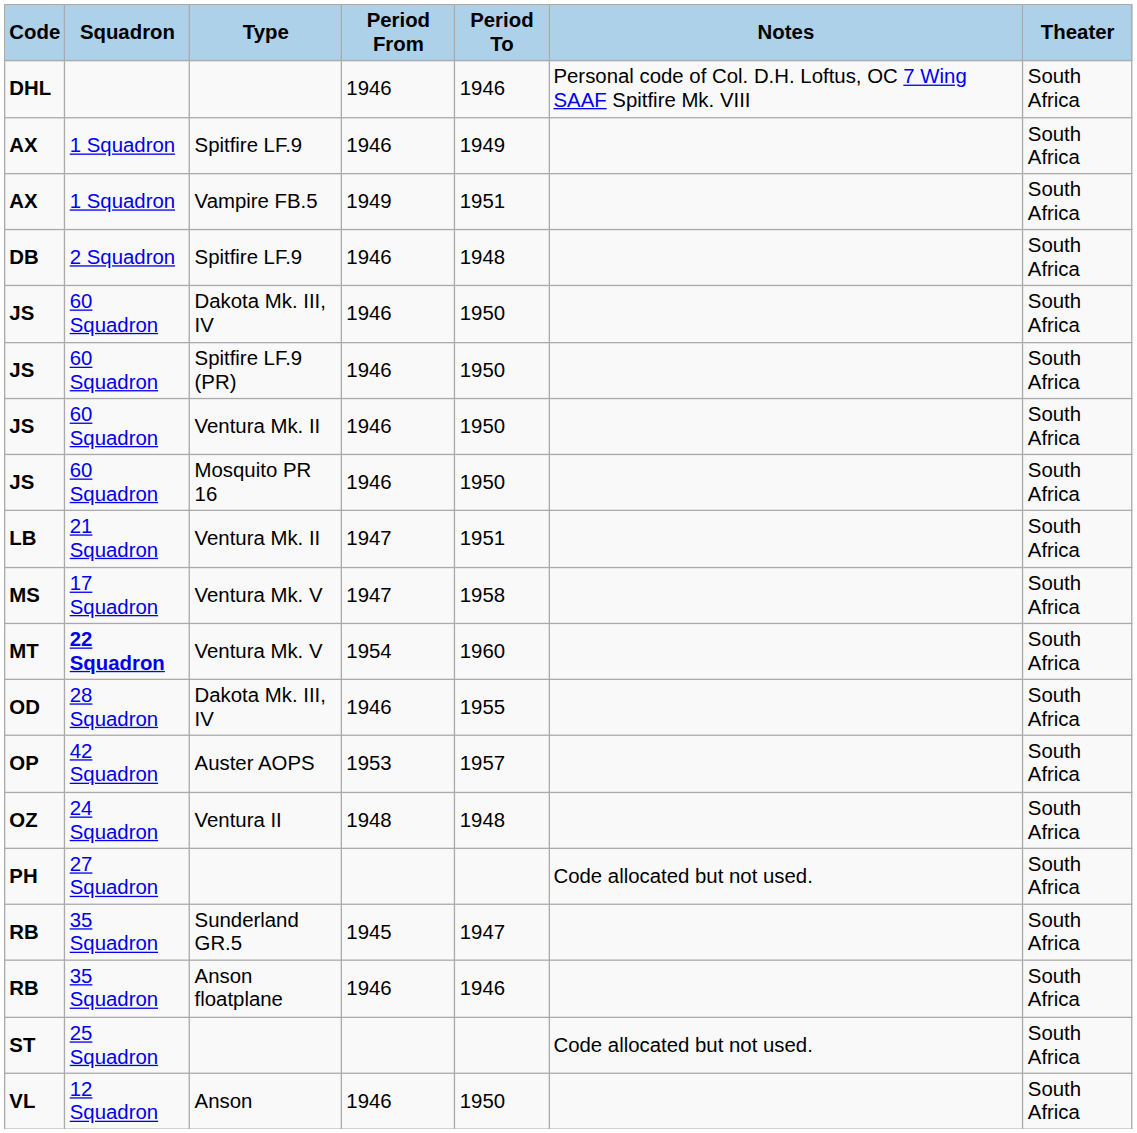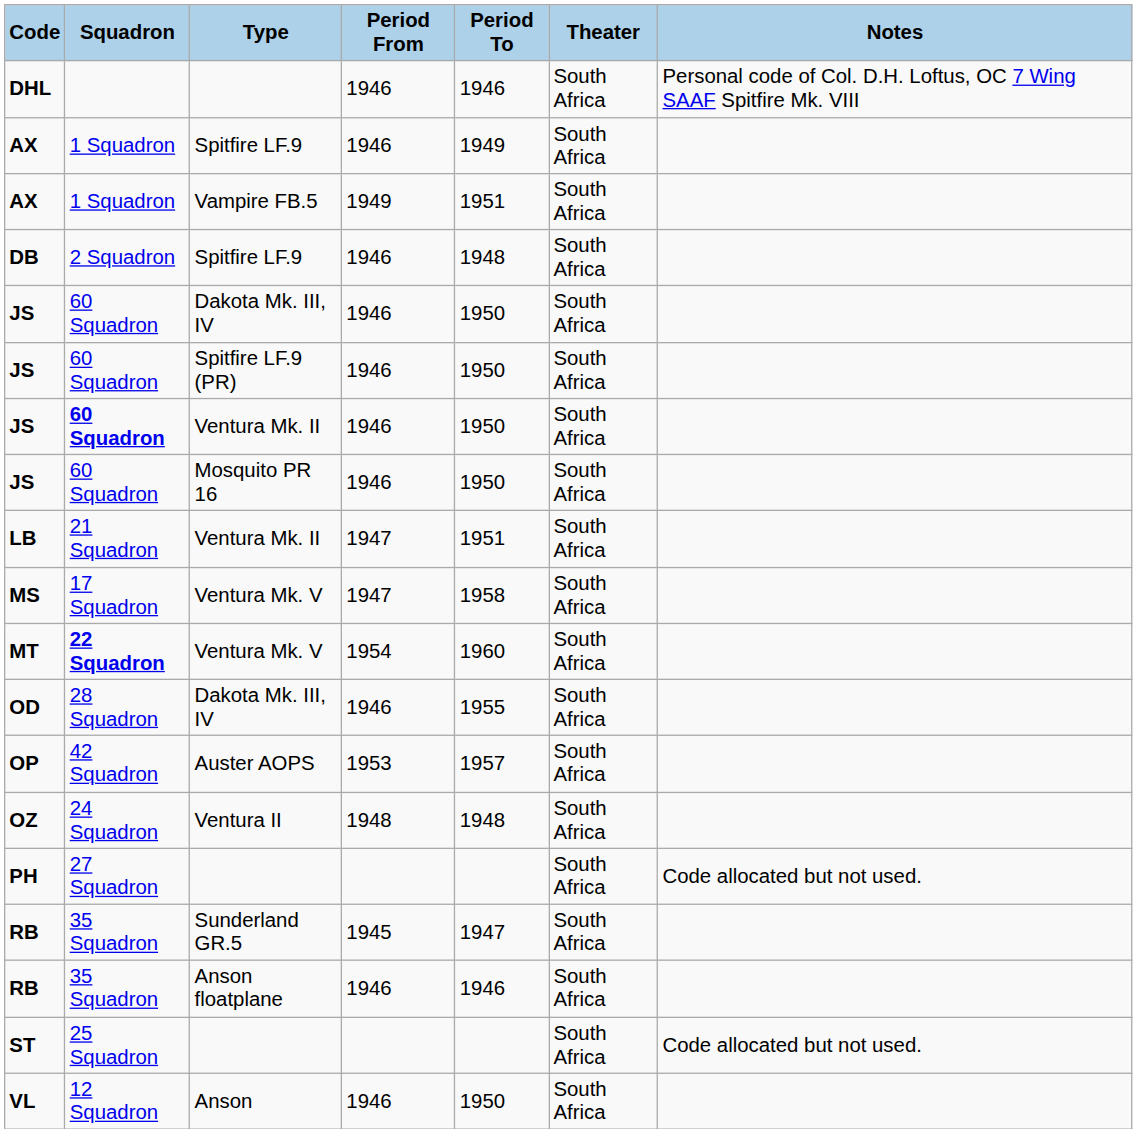columns swapped: (1078, 32) <-> (786, 32)
(114, 425) normal -> (117, 425) bold
